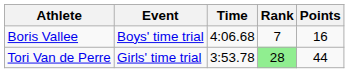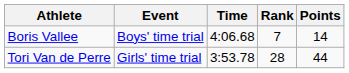(320, 37) 16 -> (320, 37) 14
(277, 58) lightgreen background -> (277, 58) no background
